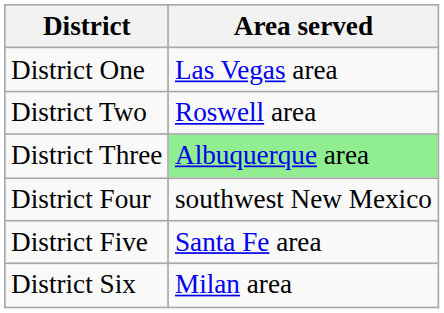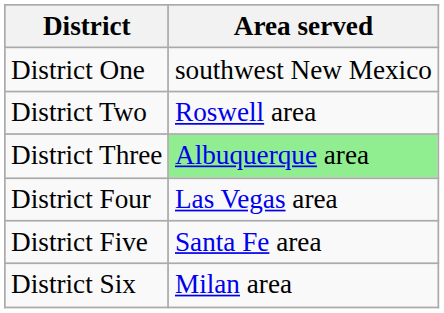(256, 69) Las Vegas area -> (303, 69) southwest New Mexico
(303, 198) southwest New Mexico -> (256, 198) Las Vegas area
